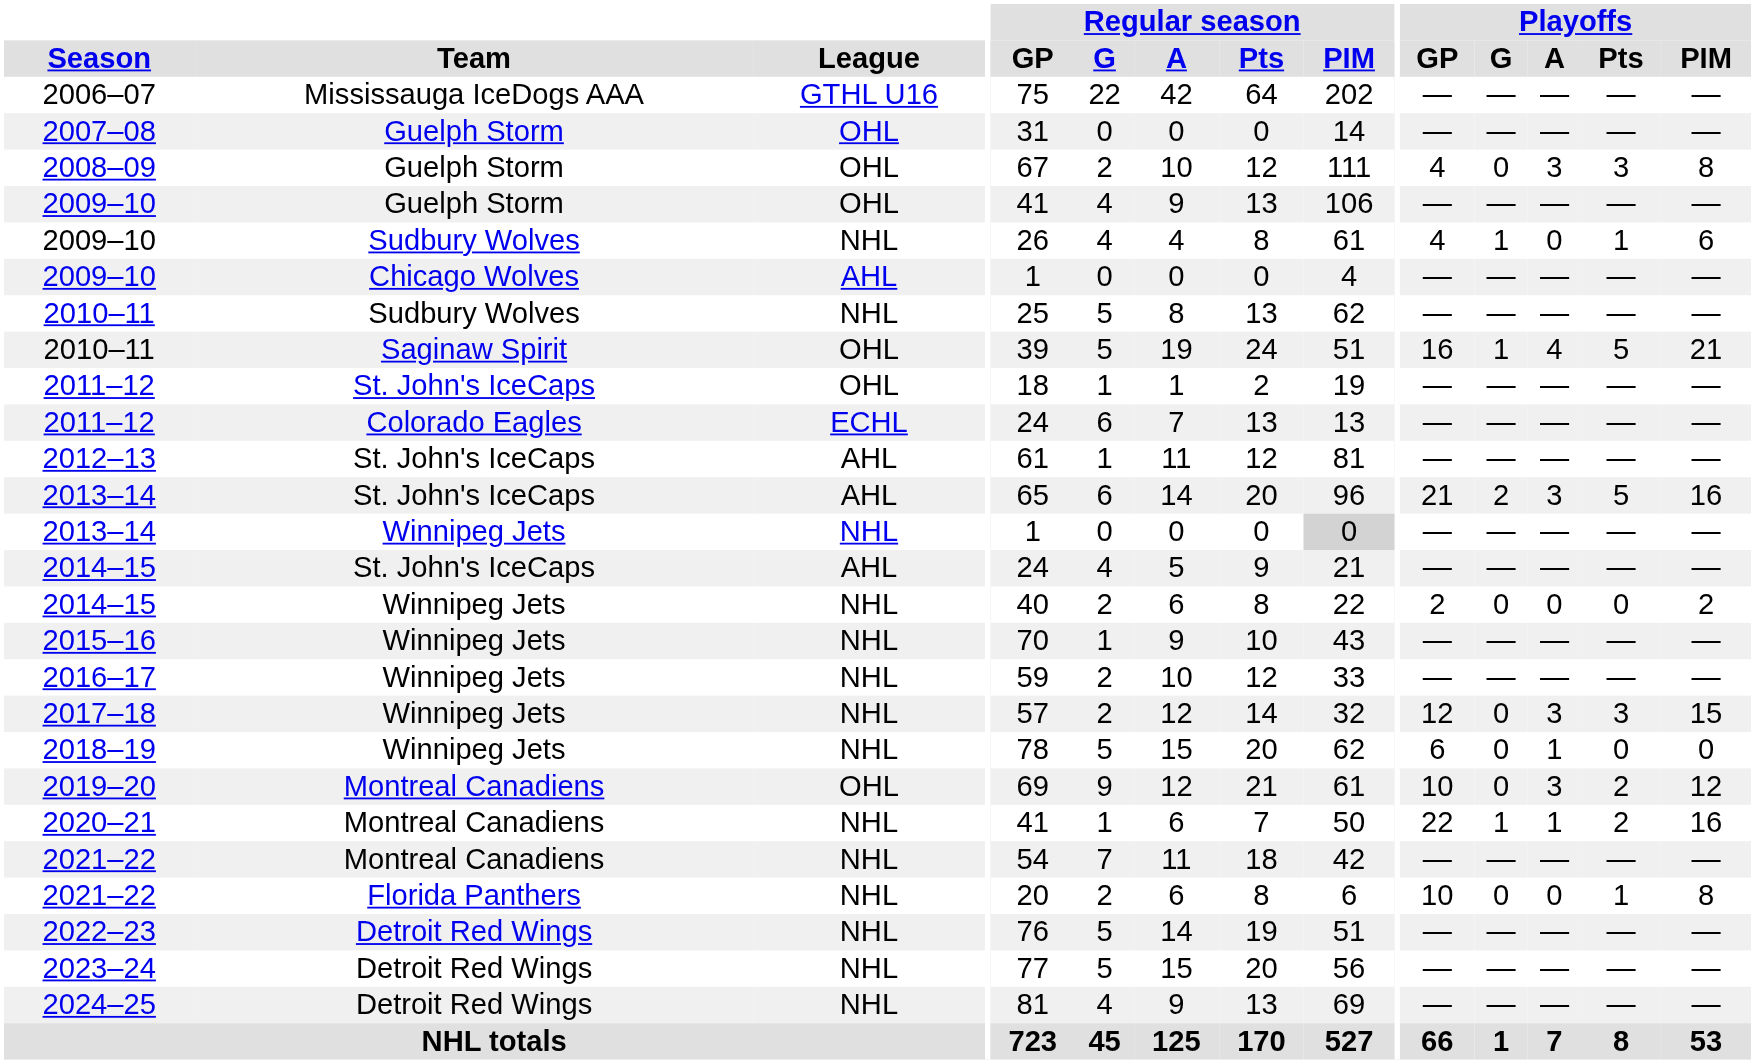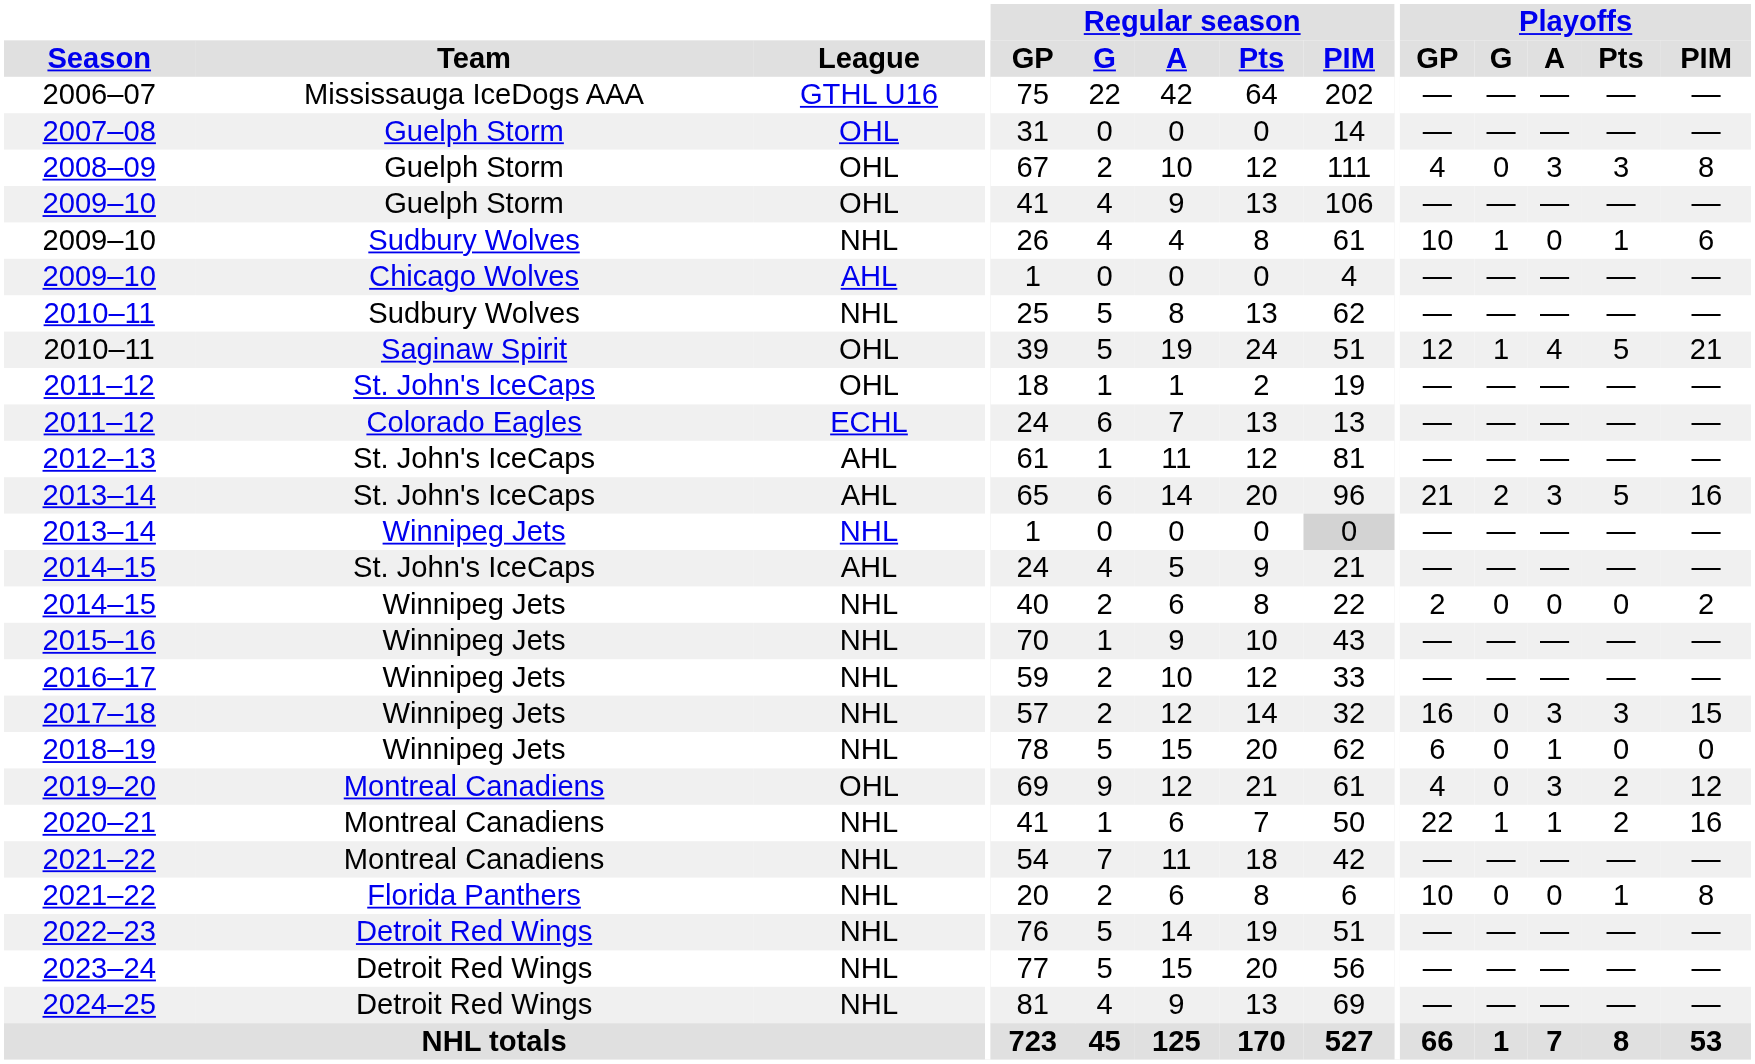(1437, 240) 4 -> (1437, 240) 10
(1437, 349) 16 -> (1437, 349) 12
(1437, 713) 12 -> (1437, 713) 16
(1437, 786) 10 -> (1437, 786) 4
